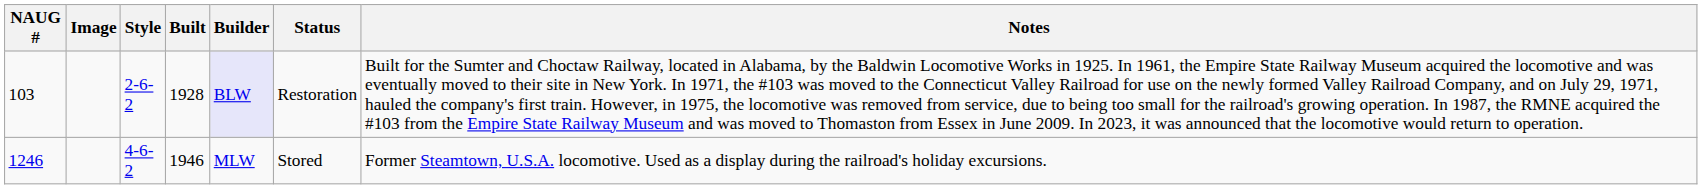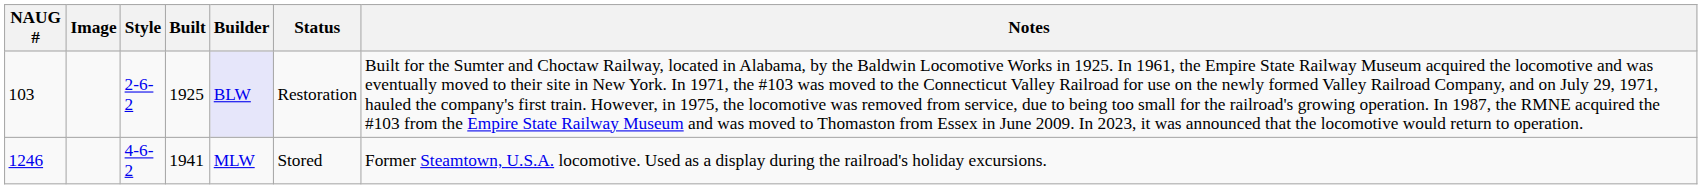(187, 94) 1928 -> (187, 94) 1925
(187, 160) 1946 -> (187, 160) 1941
